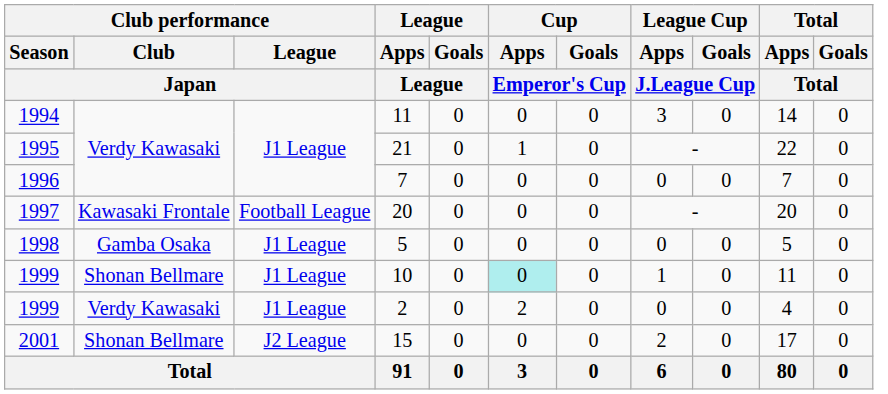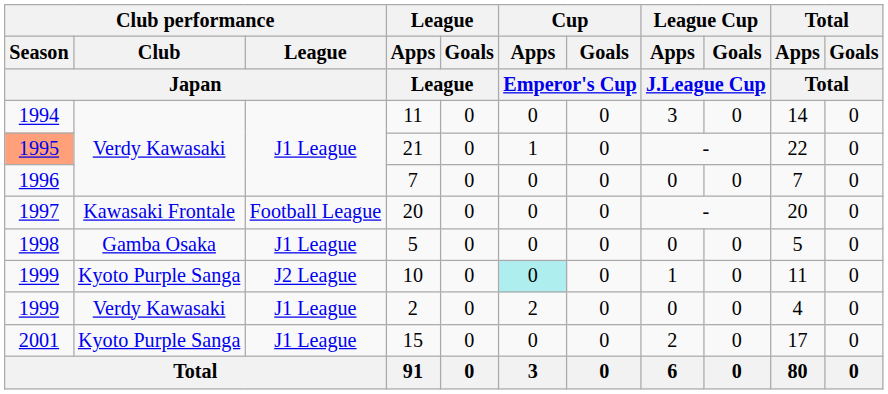(39, 148) no background -> (39, 148) lightsalmon background
(154, 276) Shonan Bellmare -> (159, 276) Kyoto Purple Sanga
(305, 276) J1 League -> (315, 276) J2 League
(154, 340) Shonan Bellmare -> (159, 340) Kyoto Purple Sanga
(305, 340) J2 League -> (315, 340) J1 League
